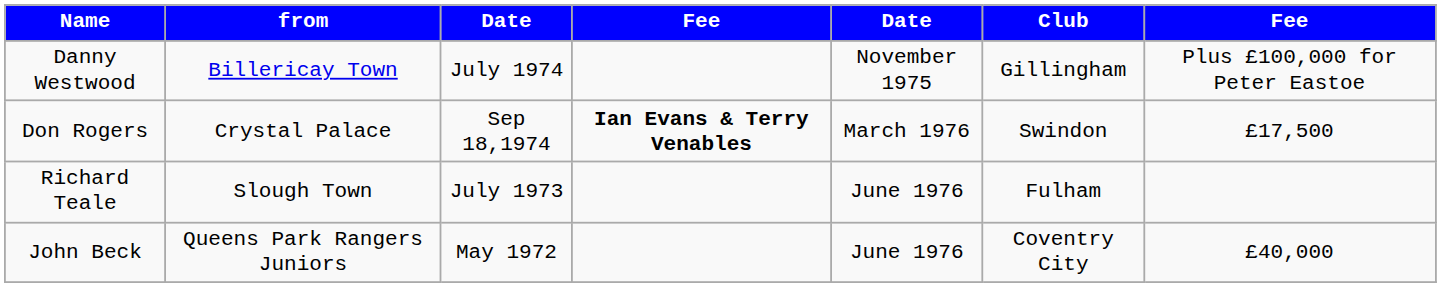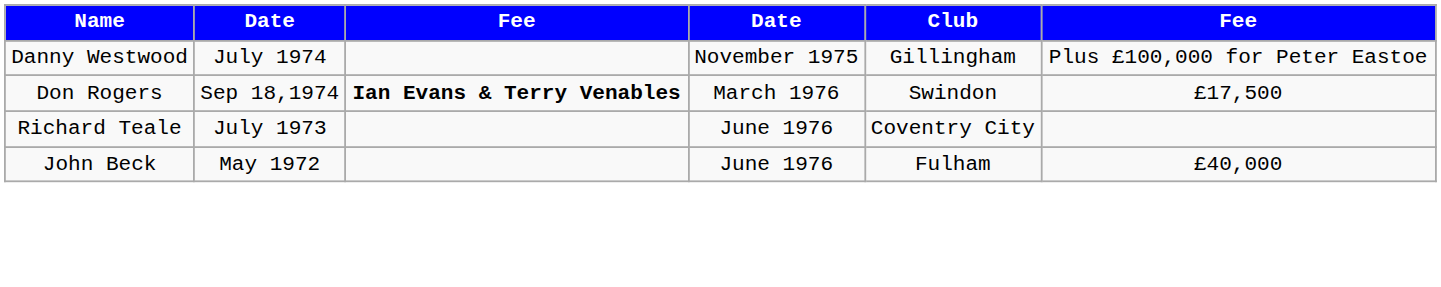- column: (303, 22)
(1063, 191) Fulham -> (953, 128) Coventry City
(1063, 252) Coventry City -> (953, 164) Fulham
